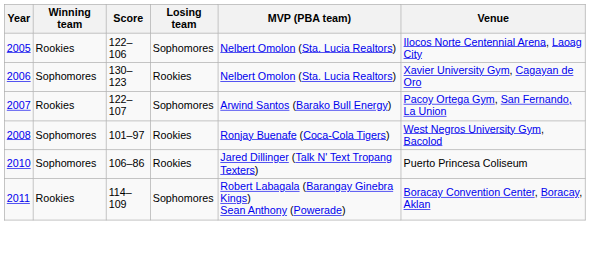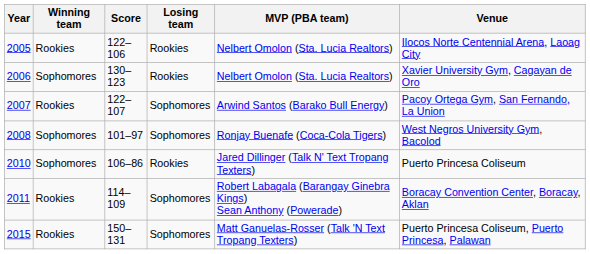(183, 48) Sophomores -> (169, 48) Rookies
(172, 135) Rookies -> (180, 135) Sophomores
+ row: (19, 234)
